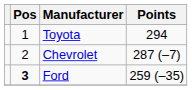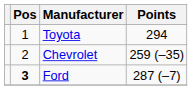(157, 55) 287 (–7) -> (157, 55) 259 (–35)
(157, 75) 259 (–35) -> (157, 75) 287 (–7)
